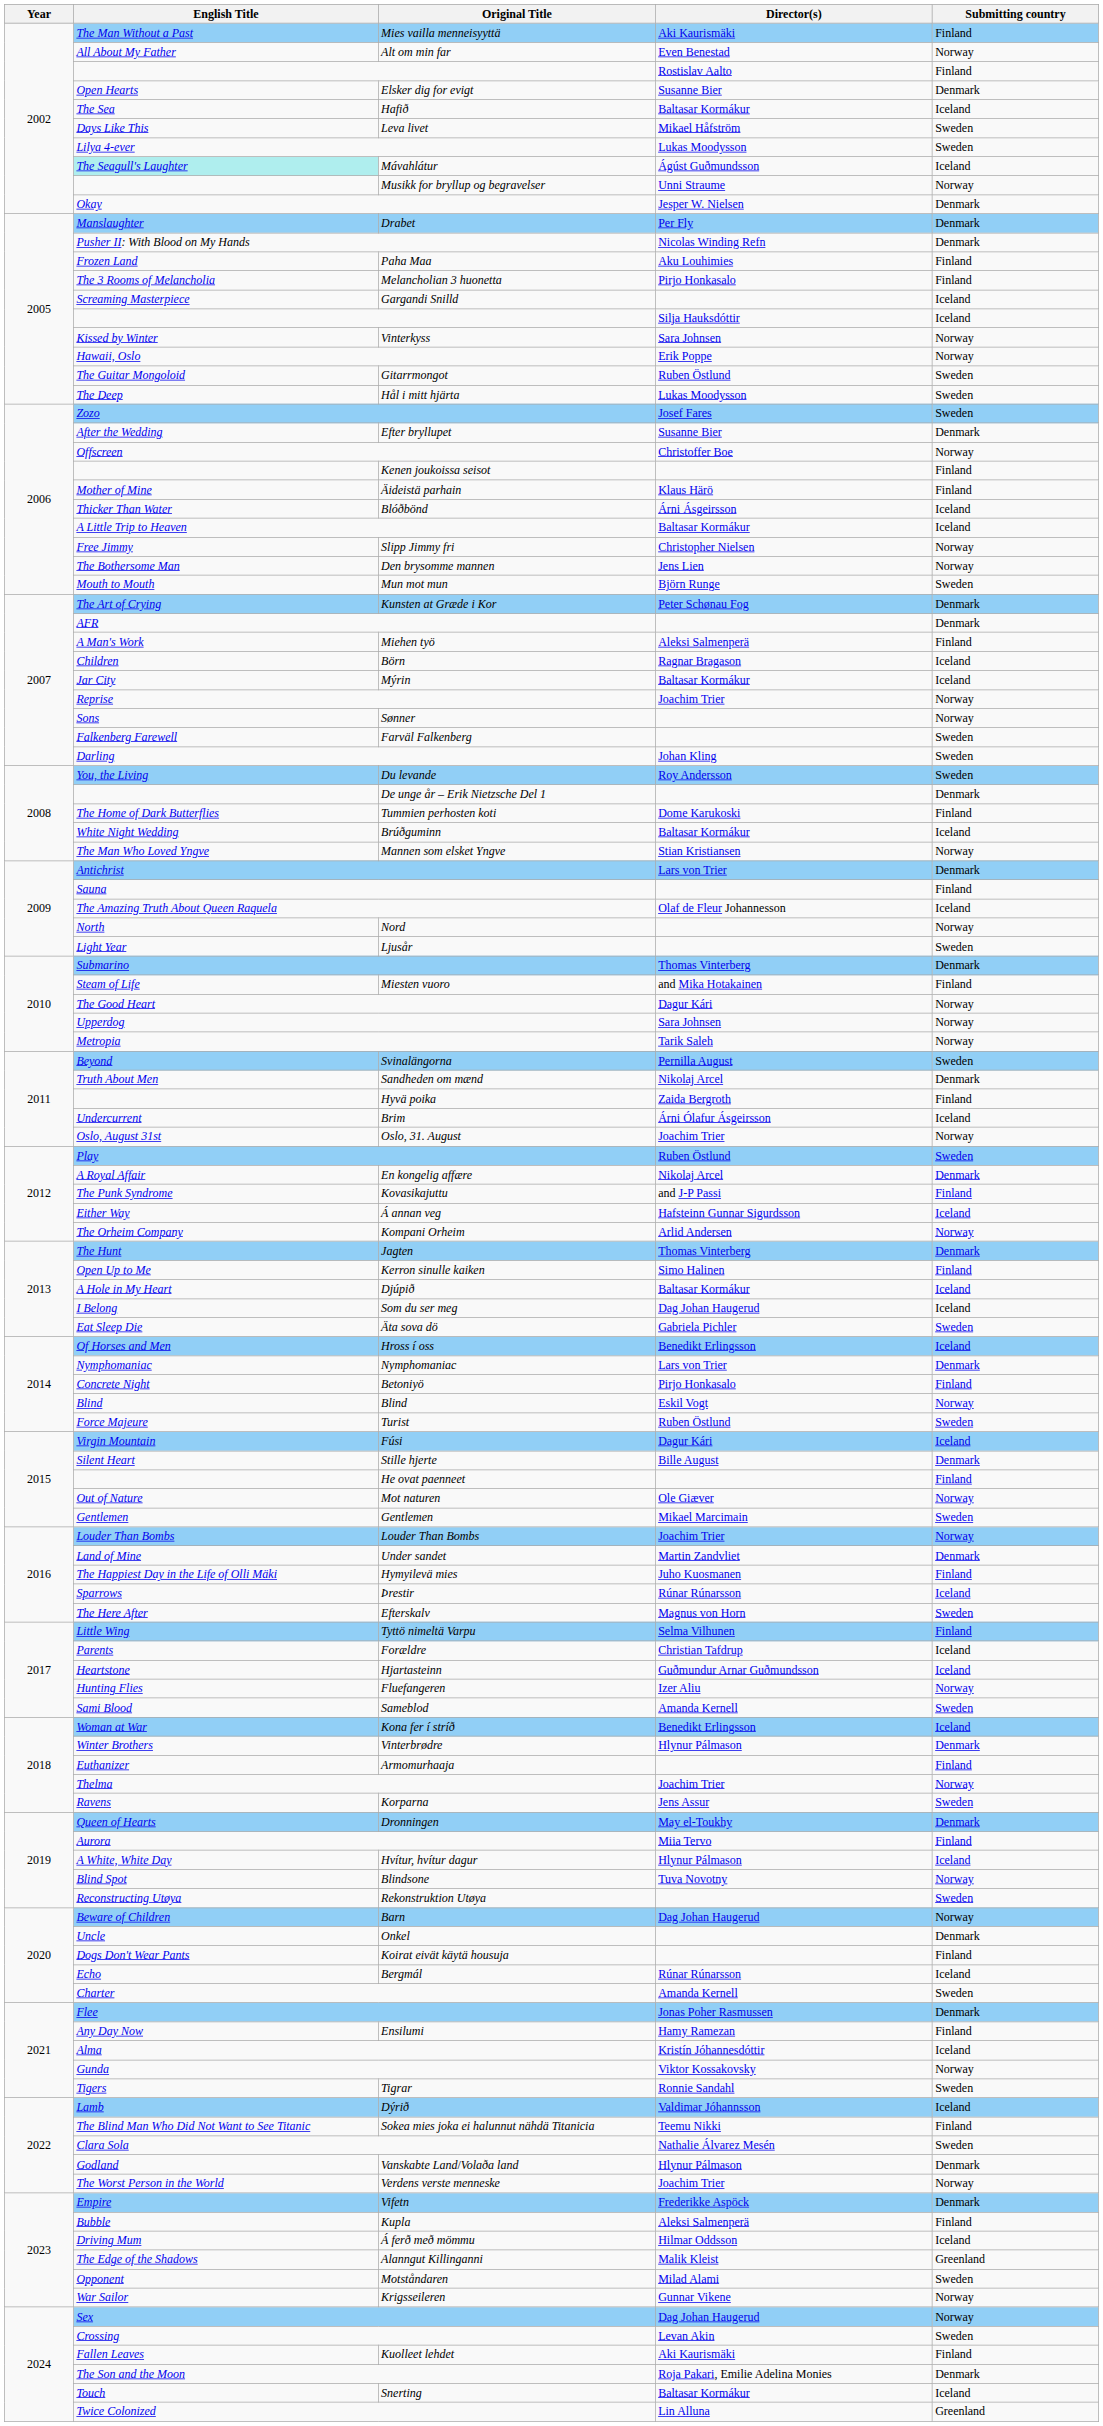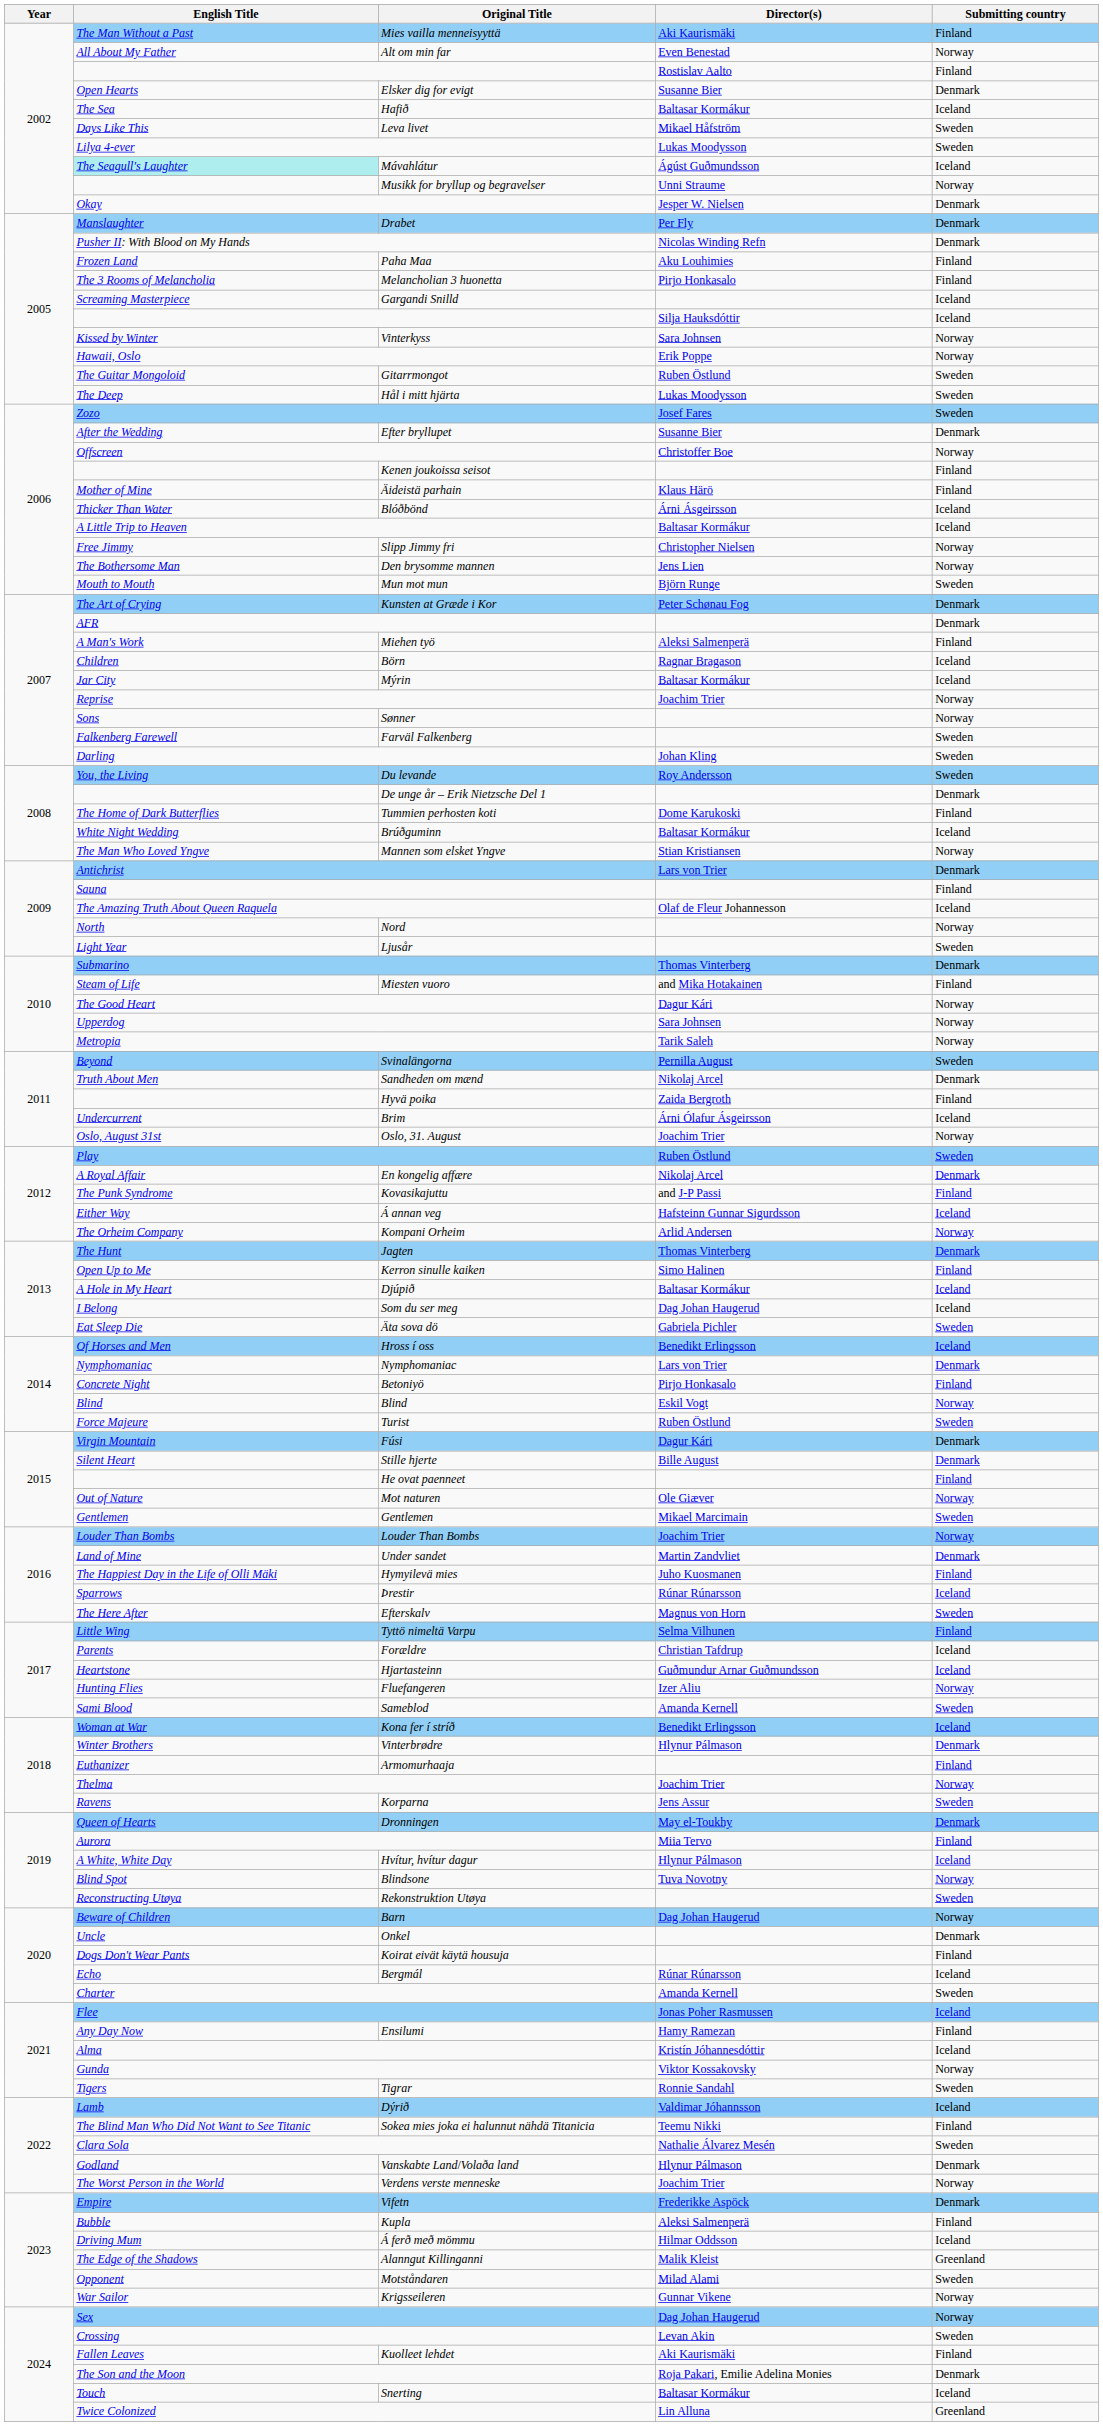(953, 1441) Iceland -> (957, 1441) Denmark
(957, 2012) Denmark -> (953, 2012) Iceland
